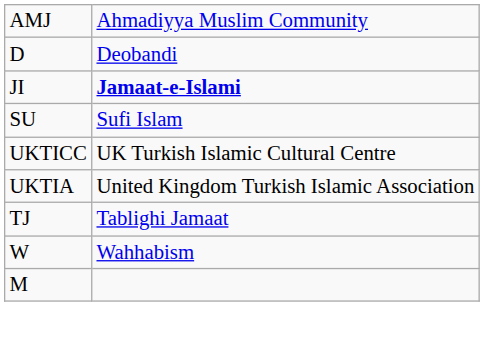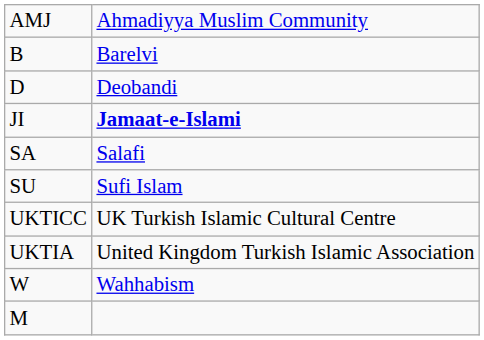+ row: (16, 53)
+ row: (23, 152)
- row: (20, 218)
